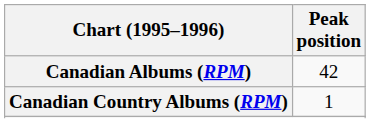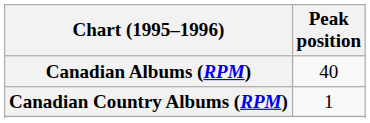(329, 71) 42 -> (329, 71) 40
